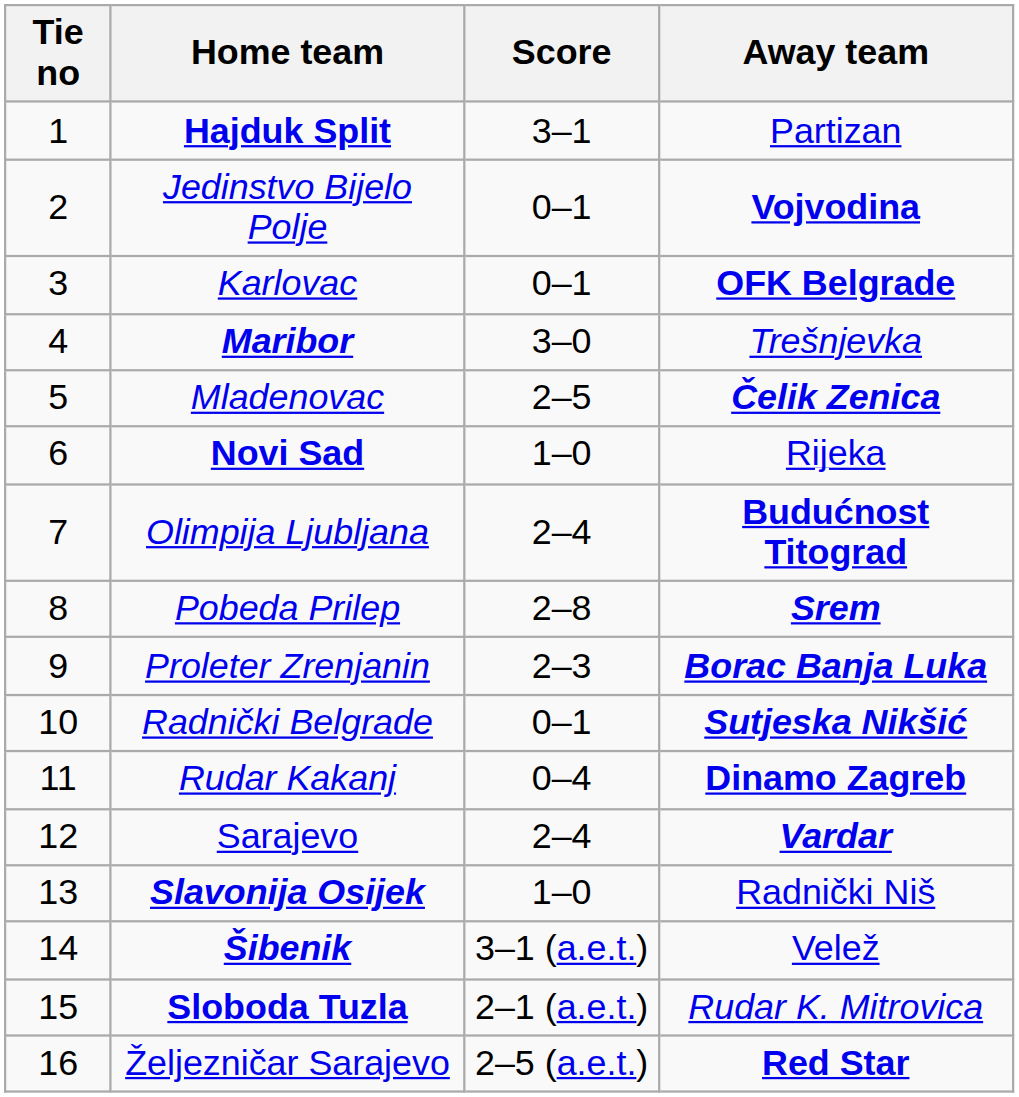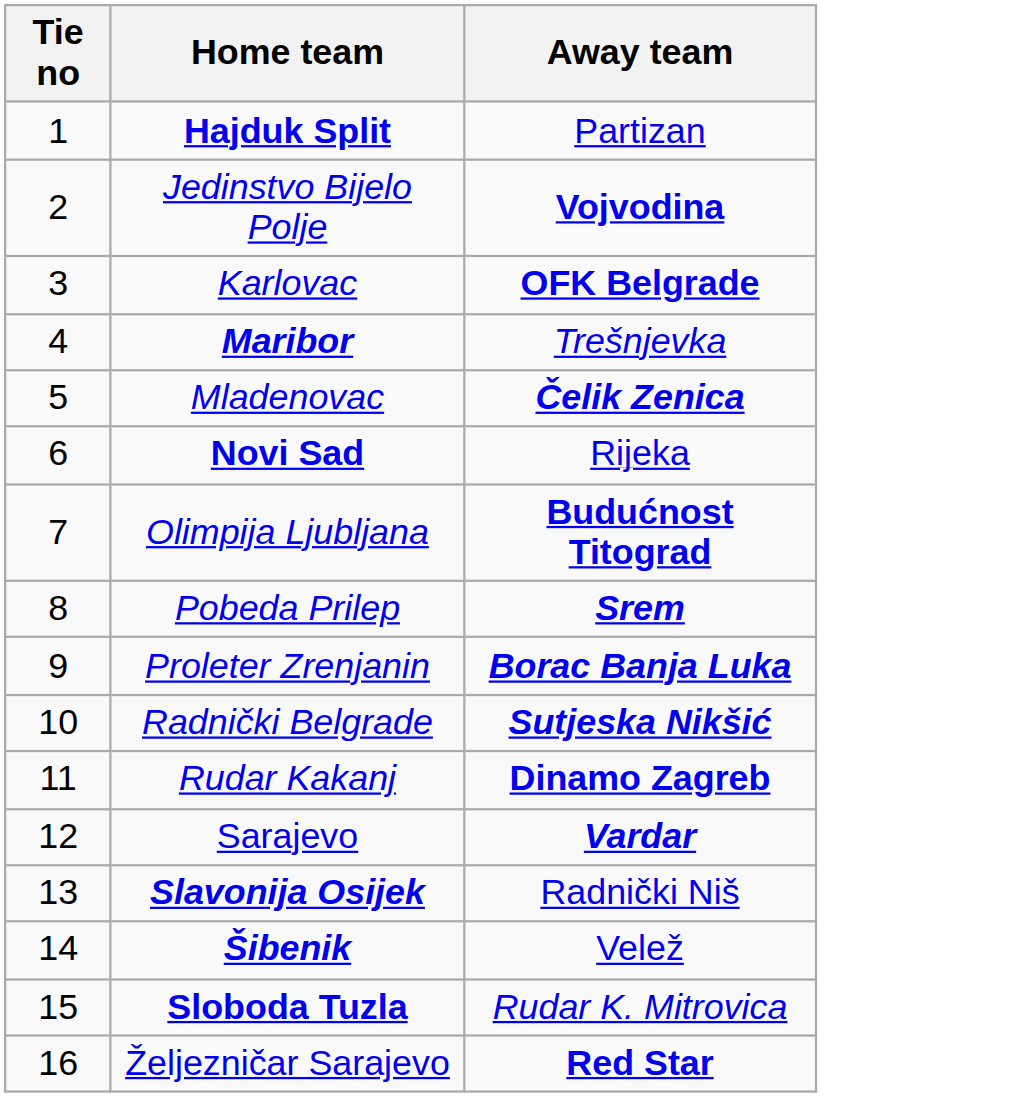- column: (562, 53)
